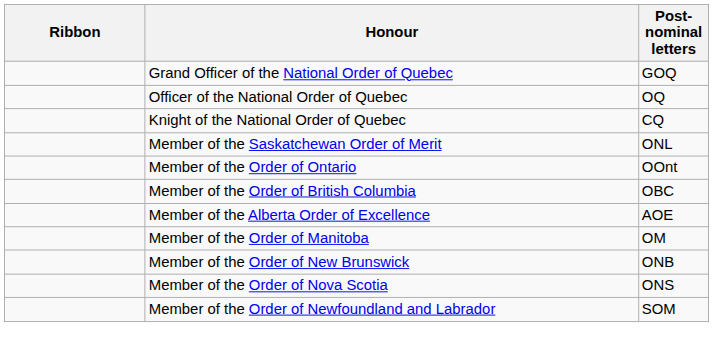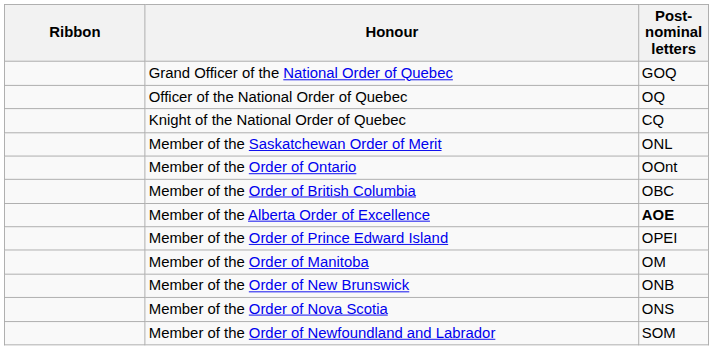(658, 214) normal -> (658, 214) bold
+ row: (298, 238)
